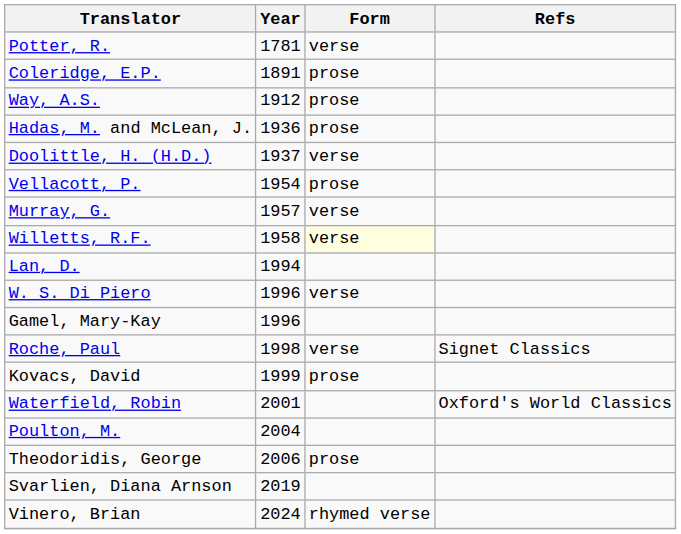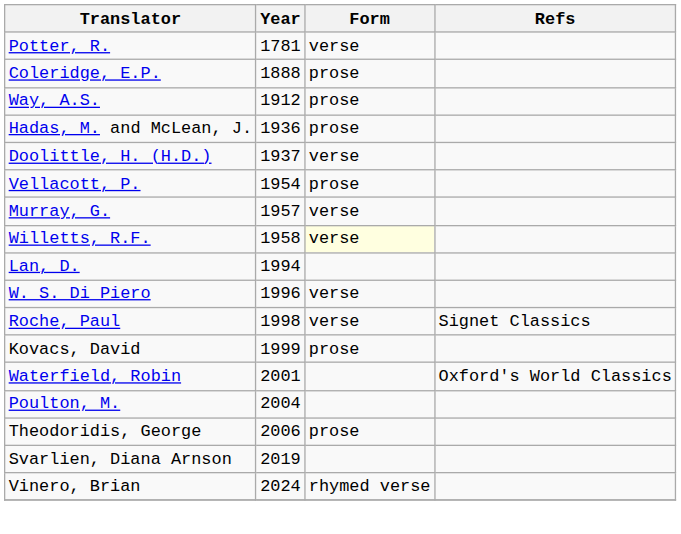(280, 74) 1891 -> (280, 74) 1888
- row: (85, 321)
